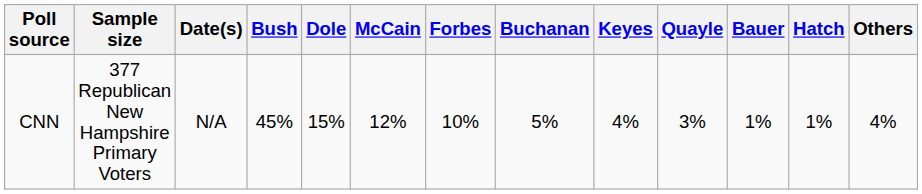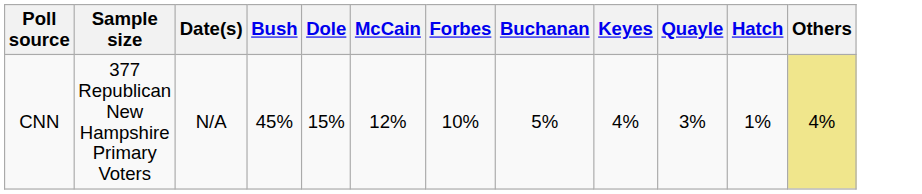- column: (758, 29)
(883, 121) no background -> (822, 121) khaki background
